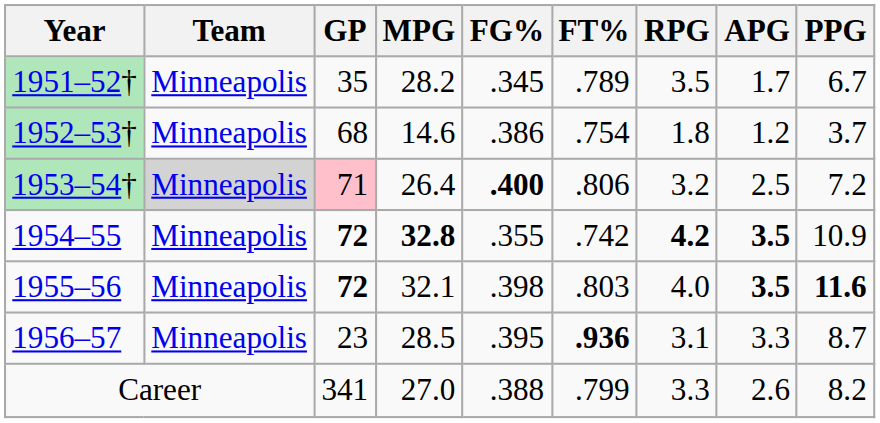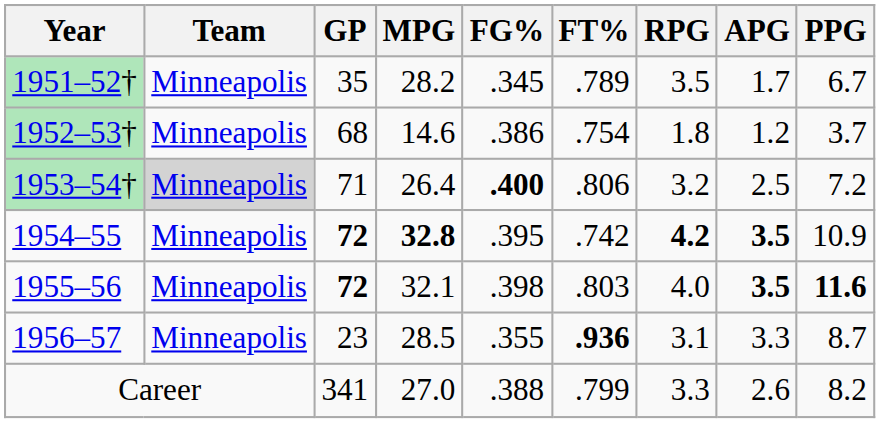(353, 184) pink background -> (353, 184) no background
(517, 235) .355 -> (517, 235) .395
(517, 338) .395 -> (517, 338) .355
